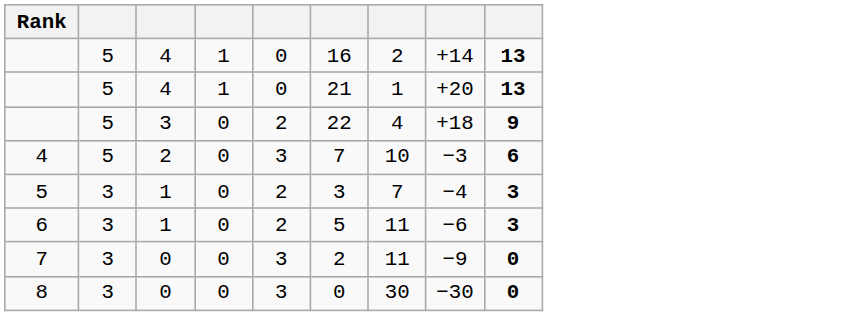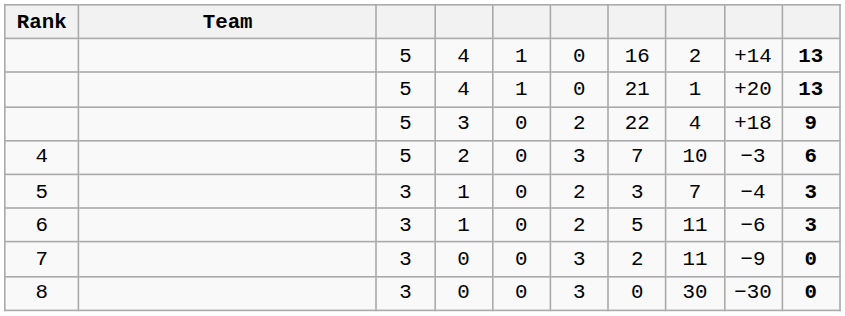+ column: (228, 22)
